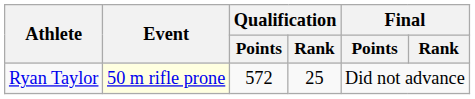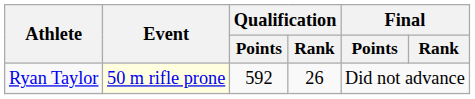(259, 78) 572 -> (259, 78) 592
(314, 78) 25 -> (314, 78) 26
